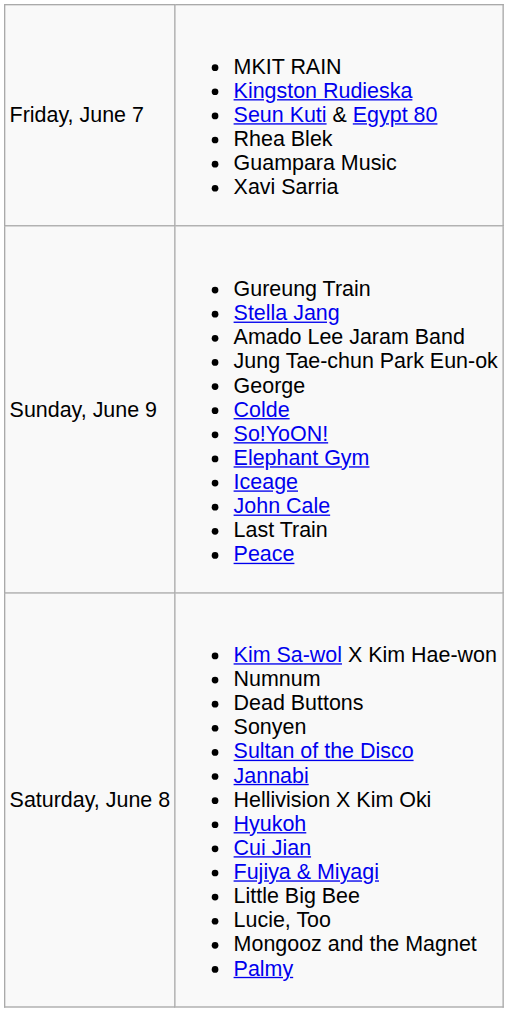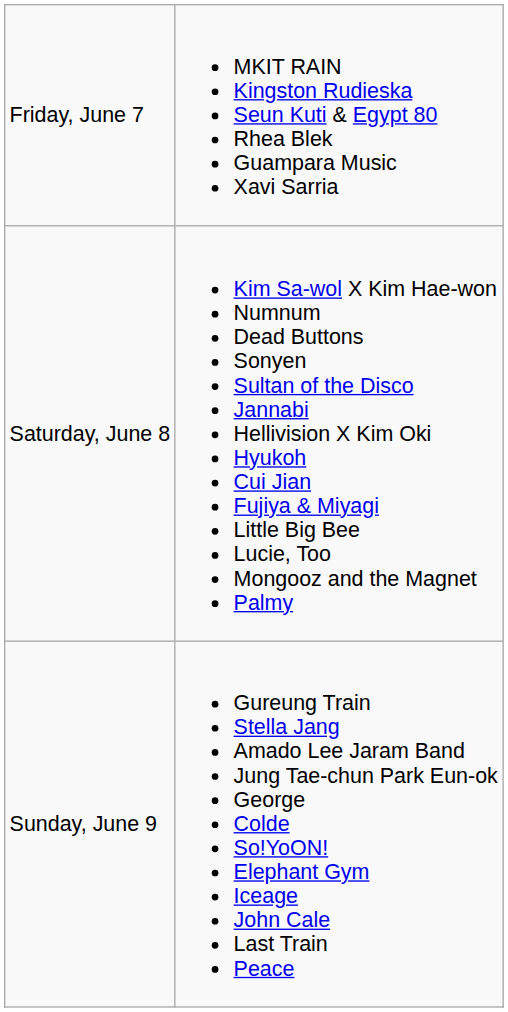rows swapped: (90, 799) <-> (83, 409)
